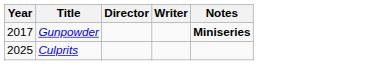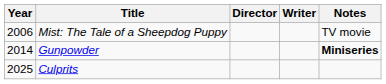+ row: (133, 32)
(20, 32) 2017 -> (20, 50) 2014
